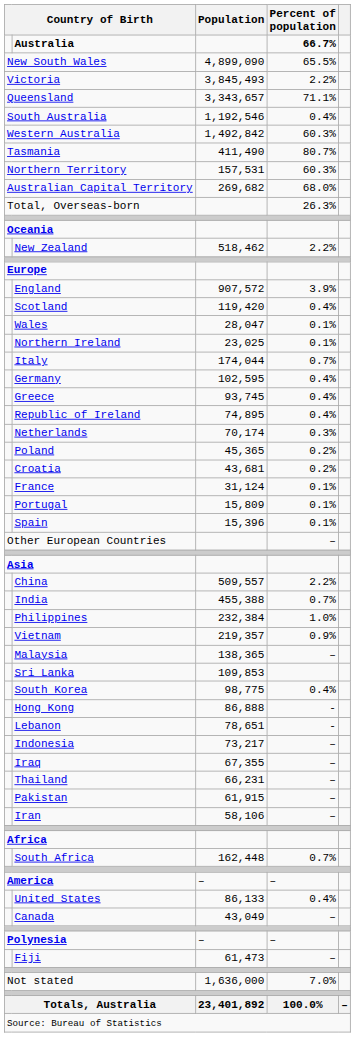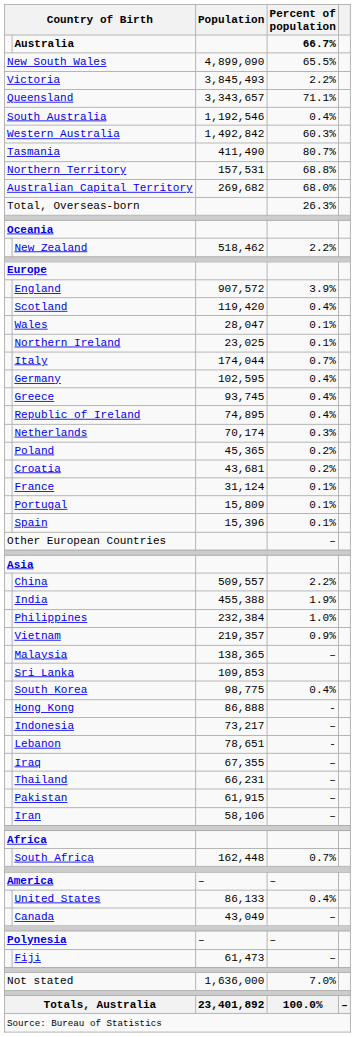(319, 170) 60.3% -> (319, 170) 68.8%
(323, 600) 0.7% -> (323, 600) 1.9%
rows swapped: (38, 726) <-> (44, 744)
